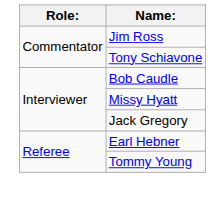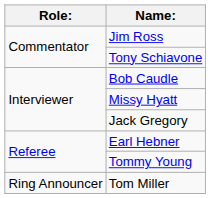+ row: (139, 183)
